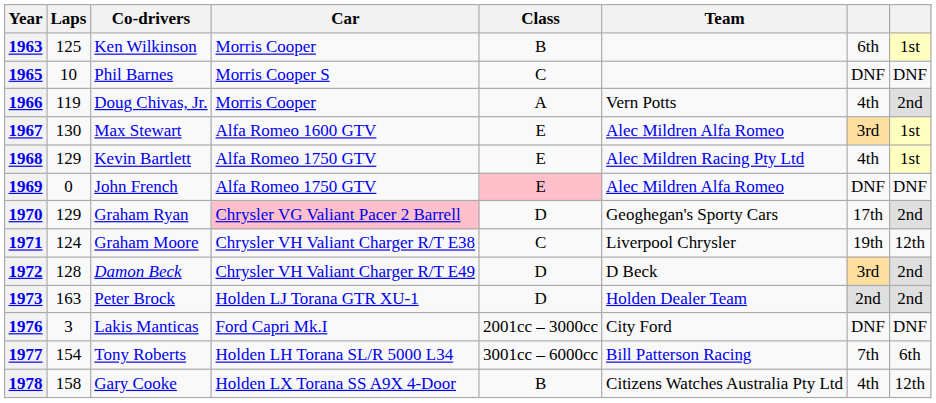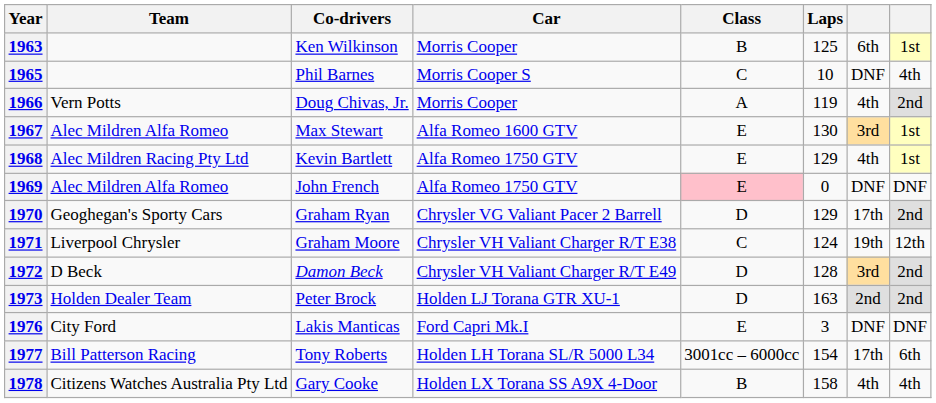columns swapped: (725, 18) <-> (68, 18)
(910, 74) DNF -> (910, 74) 4th
(338, 215) pink background -> (539, 215) no background
(541, 327) 2001cc – 3000cc -> (742, 327) E
(868, 355) 7th -> (868, 355) 17th
(910, 383) 12th -> (910, 383) 4th
